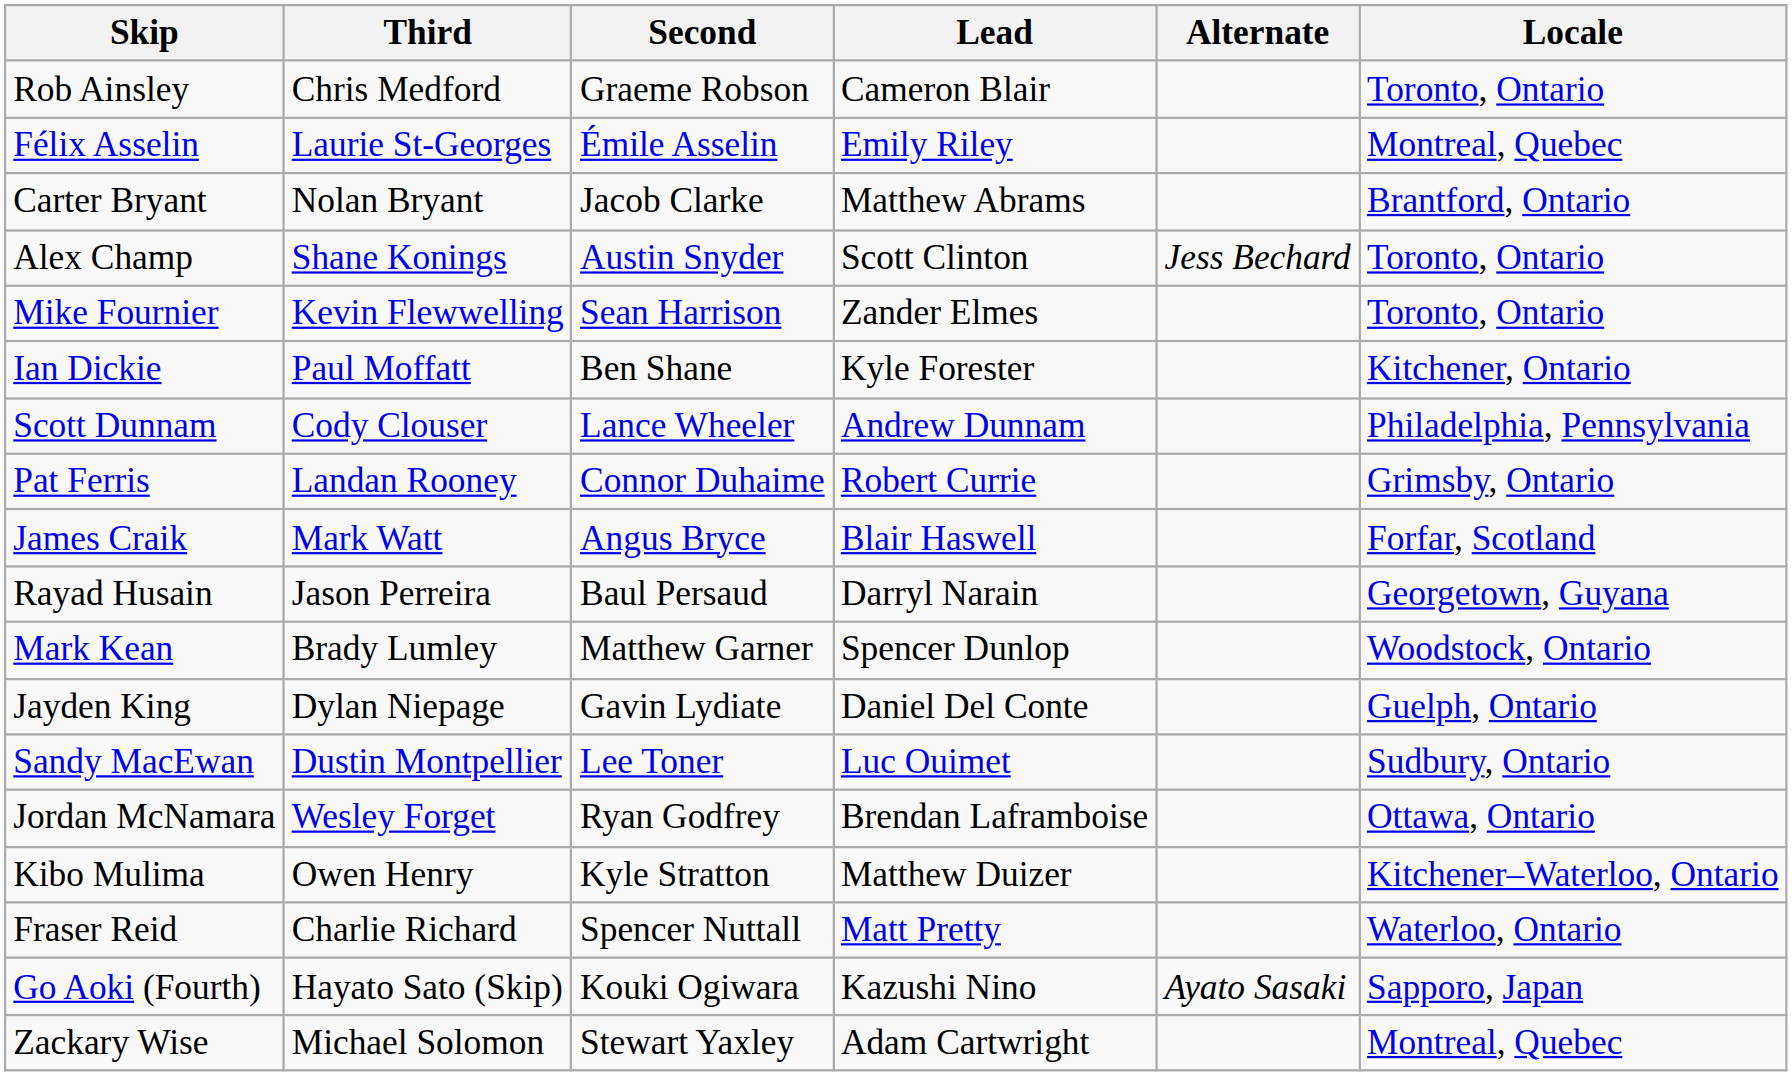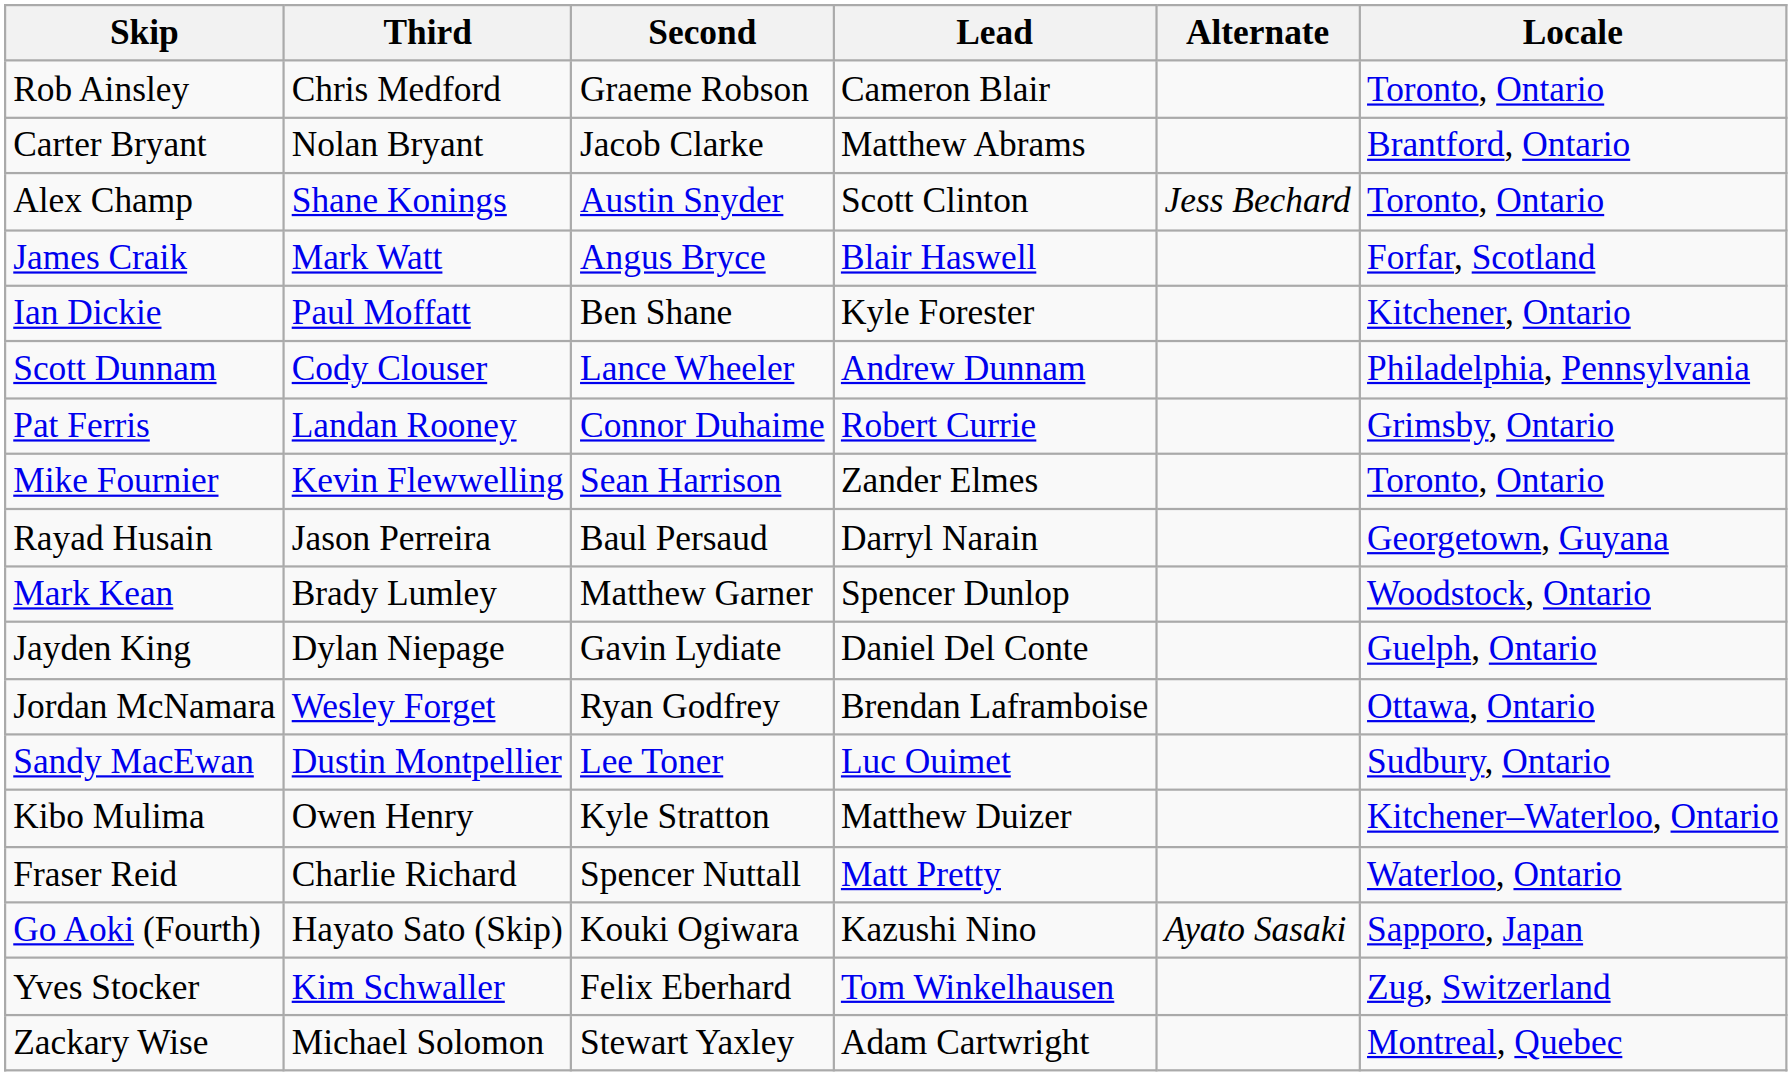- row: (106, 144)
rows swapped: (100, 537) <-> (116, 312)
rows swapped: (134, 761) <-> (144, 817)
+ row: (106, 985)
